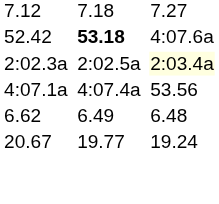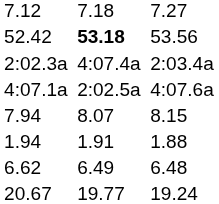(182, 37) 4:07.6a -> (174, 37) 53.56
(109, 63) 2:02.5a -> (109, 63) 4:07.4a
(182, 63) lightyellow background -> (182, 63) no background
(109, 89) 4:07.4a -> (109, 89) 2:02.5a
(174, 89) 53.56 -> (182, 89) 4:07.6a
+ row: (23, 115)
+ row: (23, 142)
